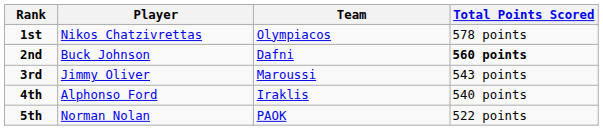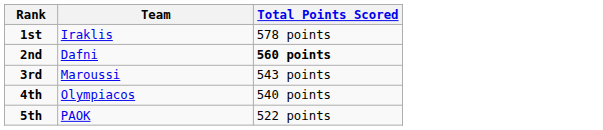- column: (156, 15)
(294, 35) Olympiacos -> (87, 35) Iraklis
(283, 95) Iraklis -> (98, 95) Olympiacos
